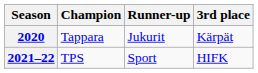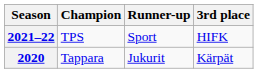rows swapped: (31, 36) <-> (31, 57)
